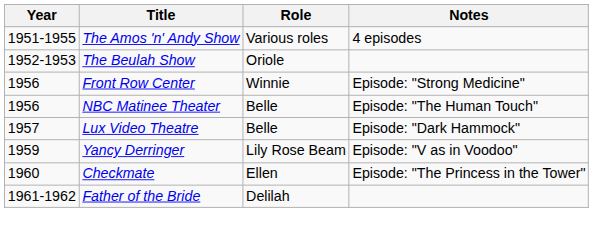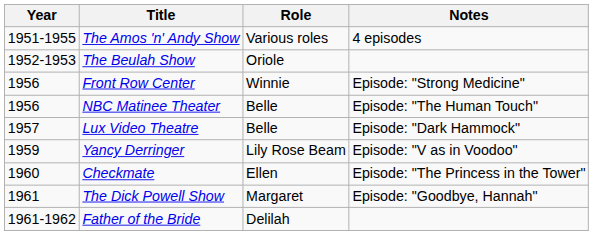+ row: (153, 196)
